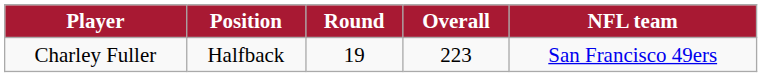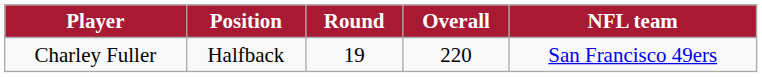(456, 54) 223 -> (456, 54) 220
